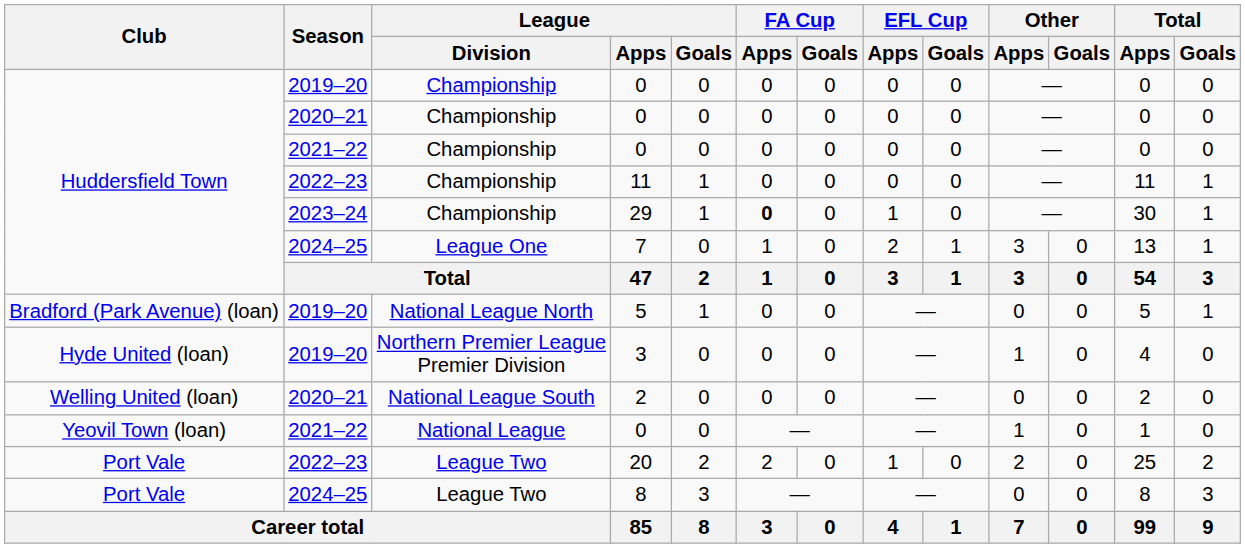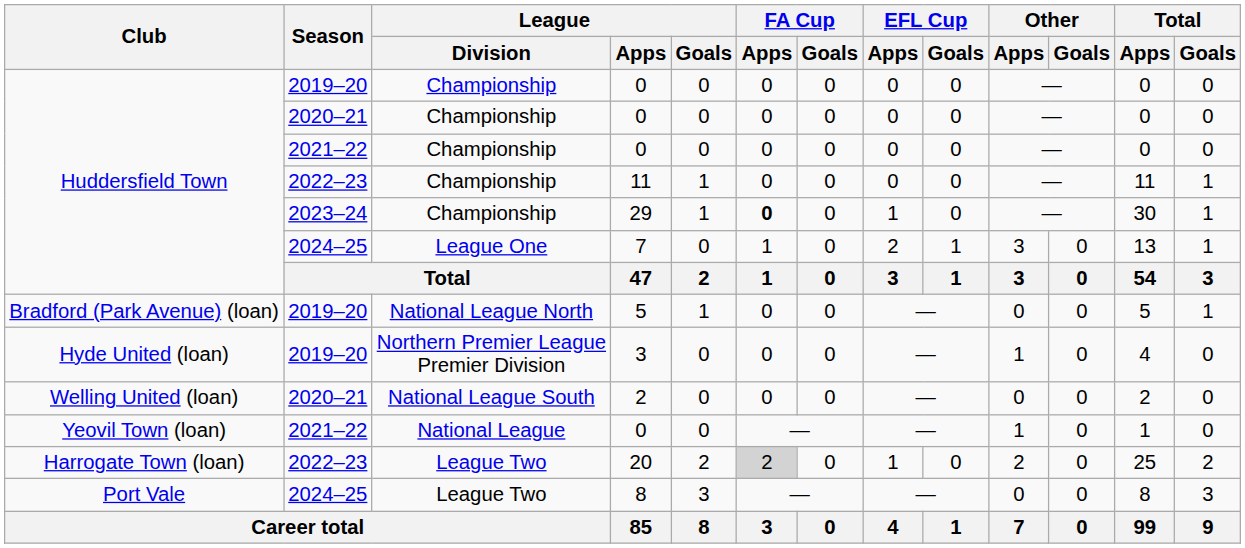(144, 462) Port Vale -> (144, 462) Harrogate Town (loan)
(767, 462) no background -> (767, 462) lightgrey background
